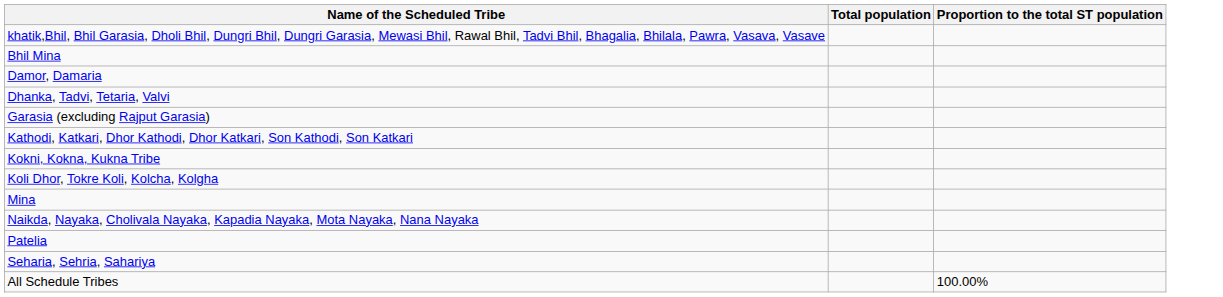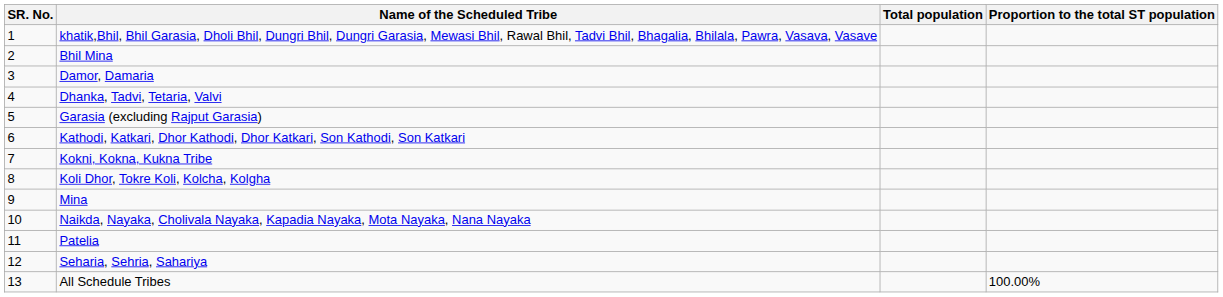+ column: (30, 14)
